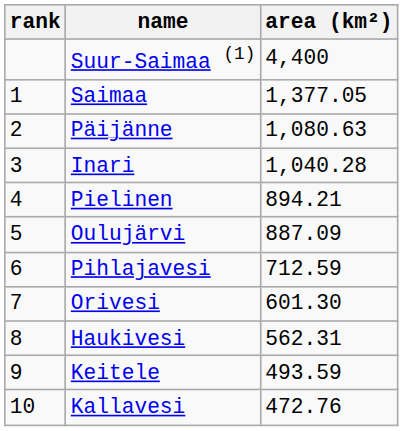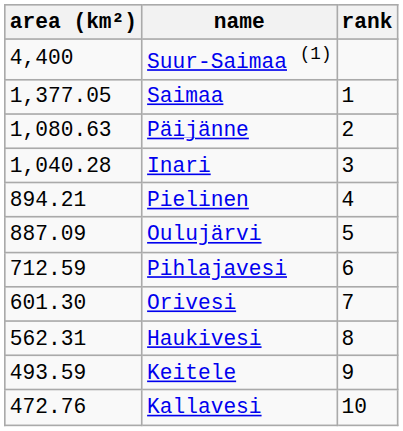columns swapped: (35, 22) <-> (329, 22)
